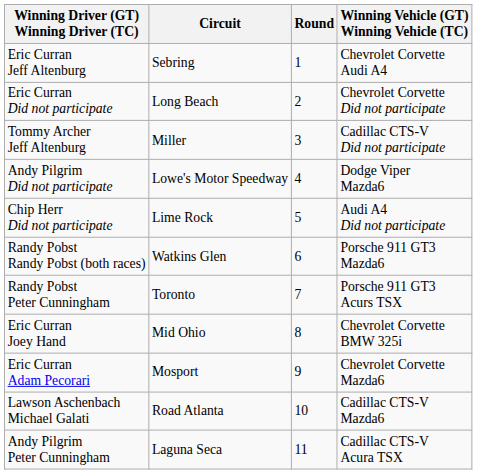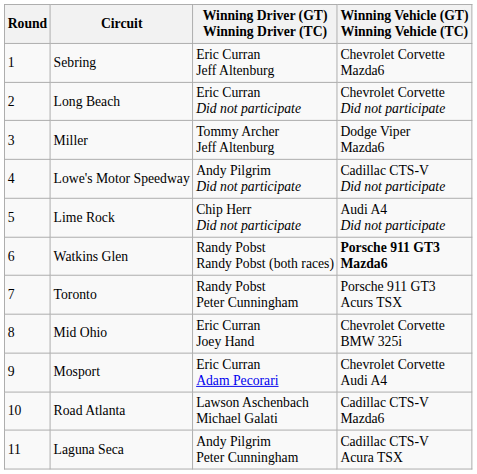columns swapped: (314, 24) <-> (77, 24)
(393, 62) Chevrolet Corvette Audi A4 -> (393, 62) Chevrolet Corvette Mazda6
(393, 140) Cadillac CTS-V Did not participate -> (375, 140) Dodge Viper Mazda6
(375, 179) Dodge Viper Mazda6 -> (393, 179) Cadillac CTS-V Did not participate
(388, 256) normal -> (390, 256) bold
(393, 372) Chevrolet Corvette Mazda6 -> (393, 372) Chevrolet Corvette Audi A4
